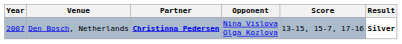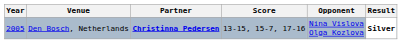columns swapped: (250, 10) <-> (323, 10)
(15, 28) 2007 -> (15, 28) 2005
